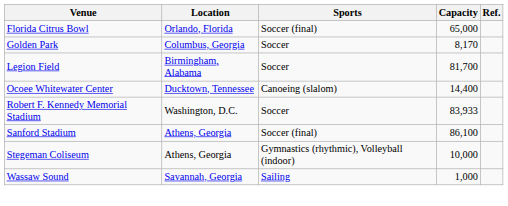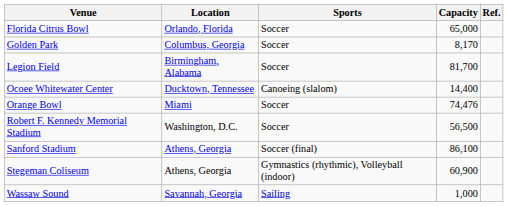(289, 28) Soccer (final) -> (275, 28) Soccer
+ row: (34, 105)
(464, 111) 83,933 -> (464, 127) 56,500
(464, 155) 10,000 -> (464, 171) 60,900
